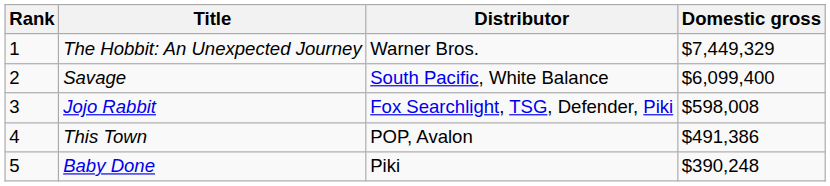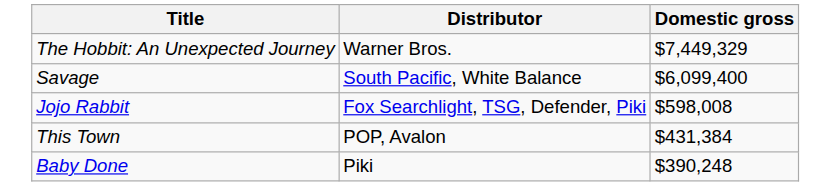- column: (32, 19)
(720, 136) $491,386 -> (693, 136) $431,384
